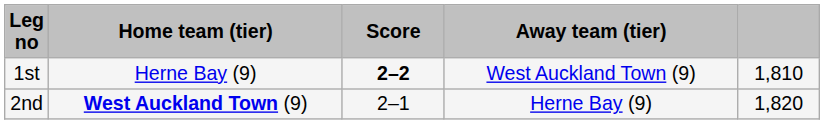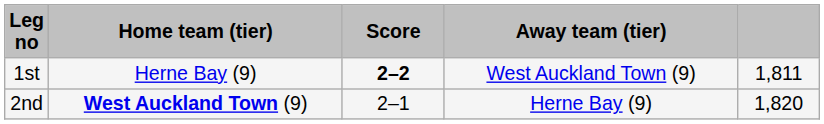(779, 73) 1,810 -> (779, 73) 1,811
